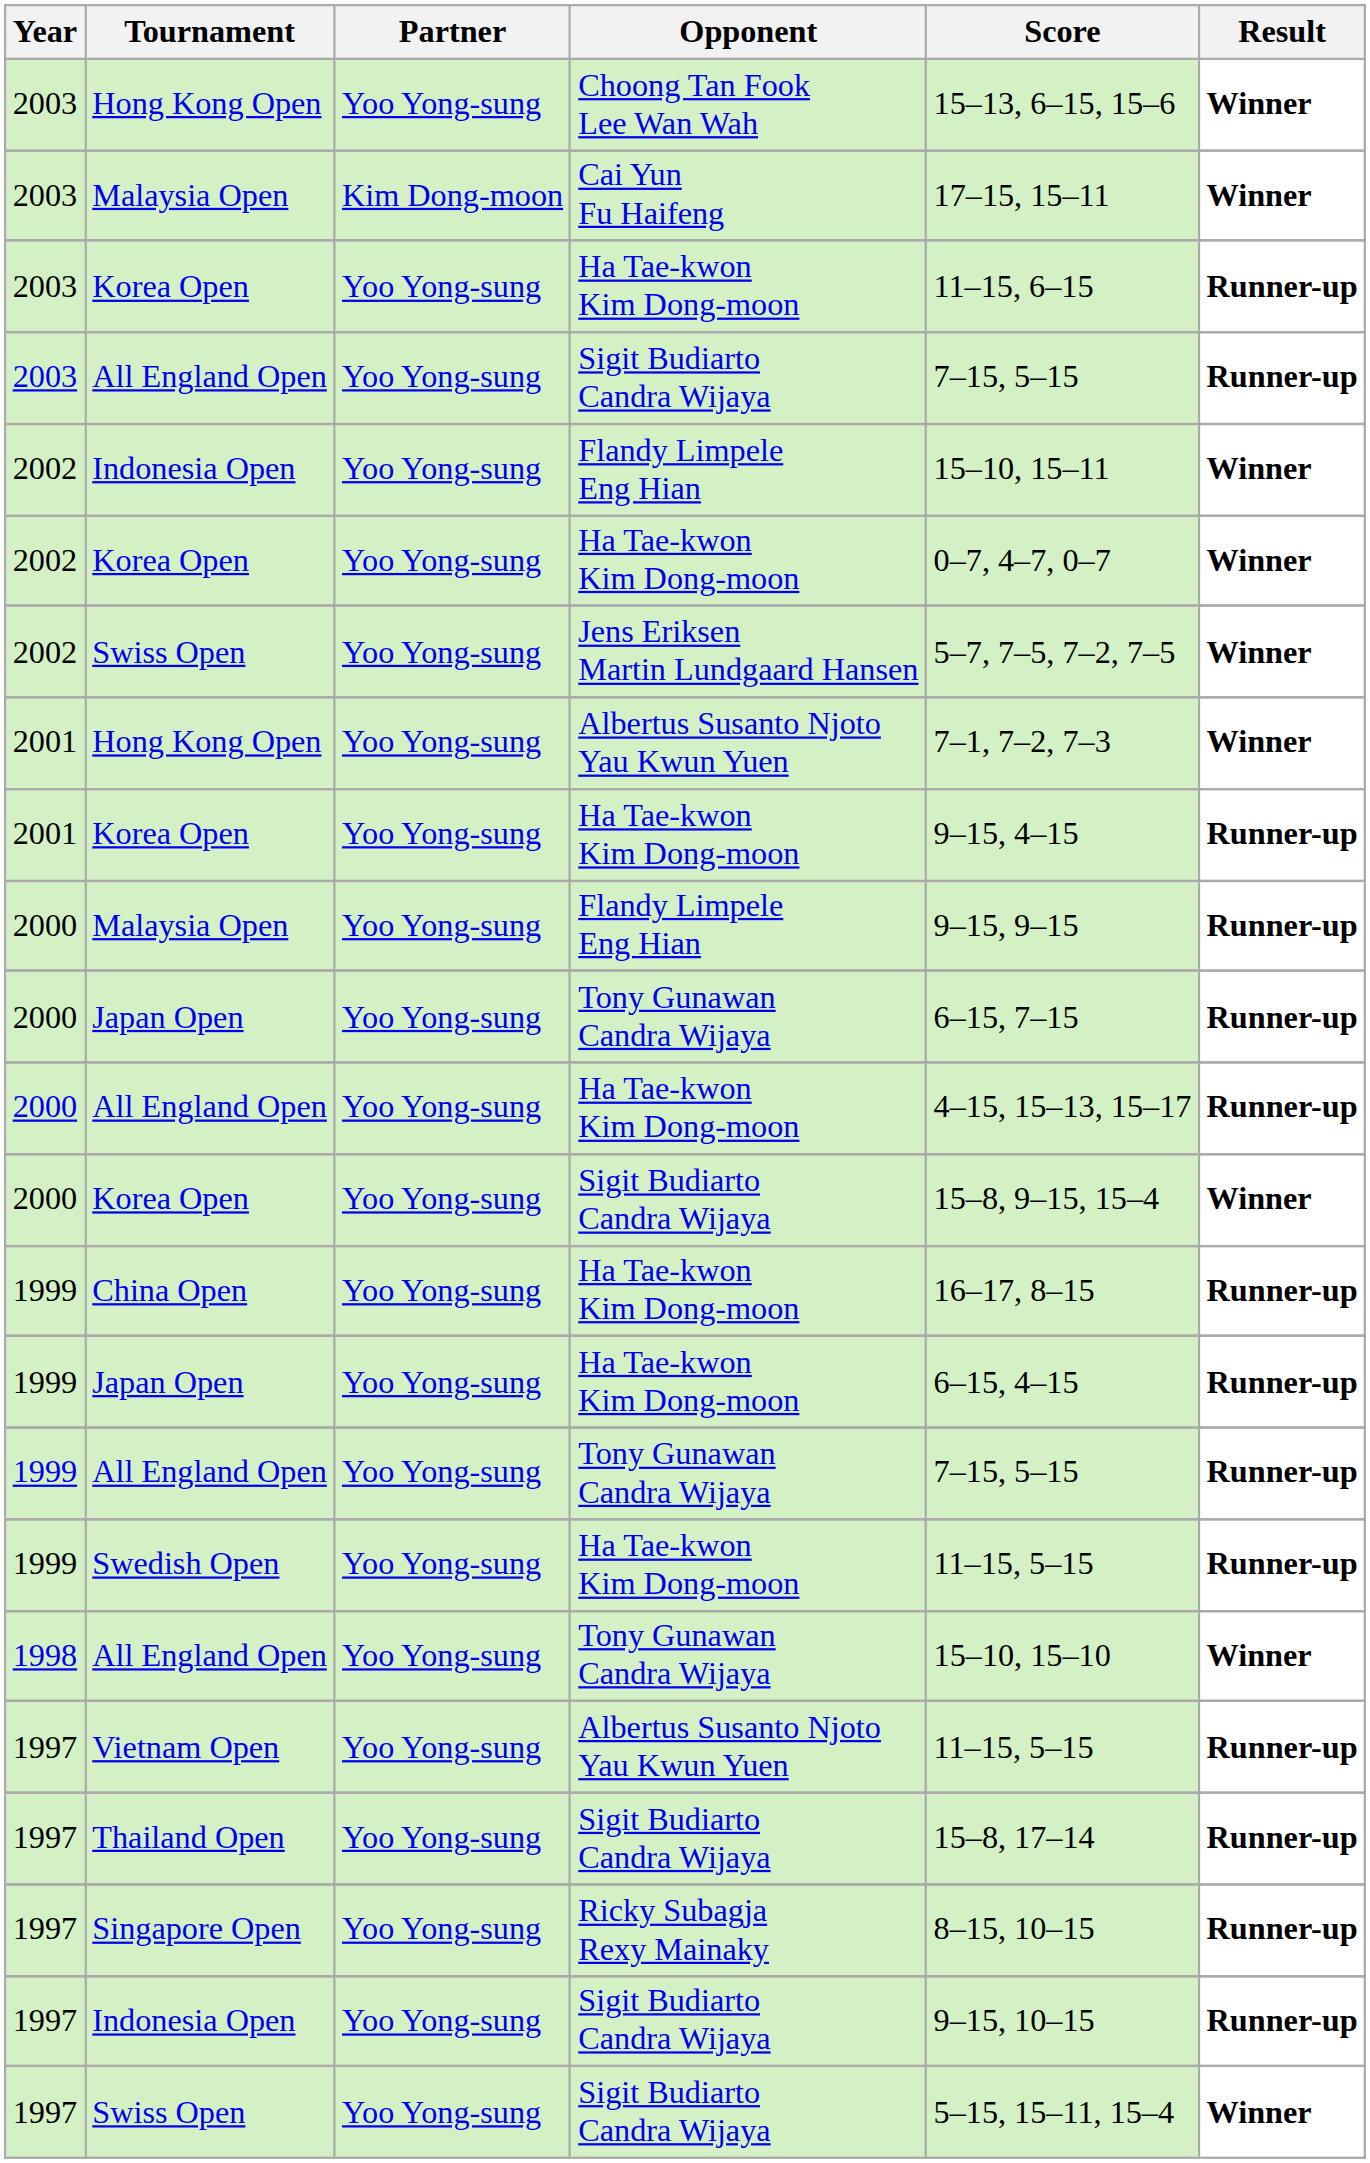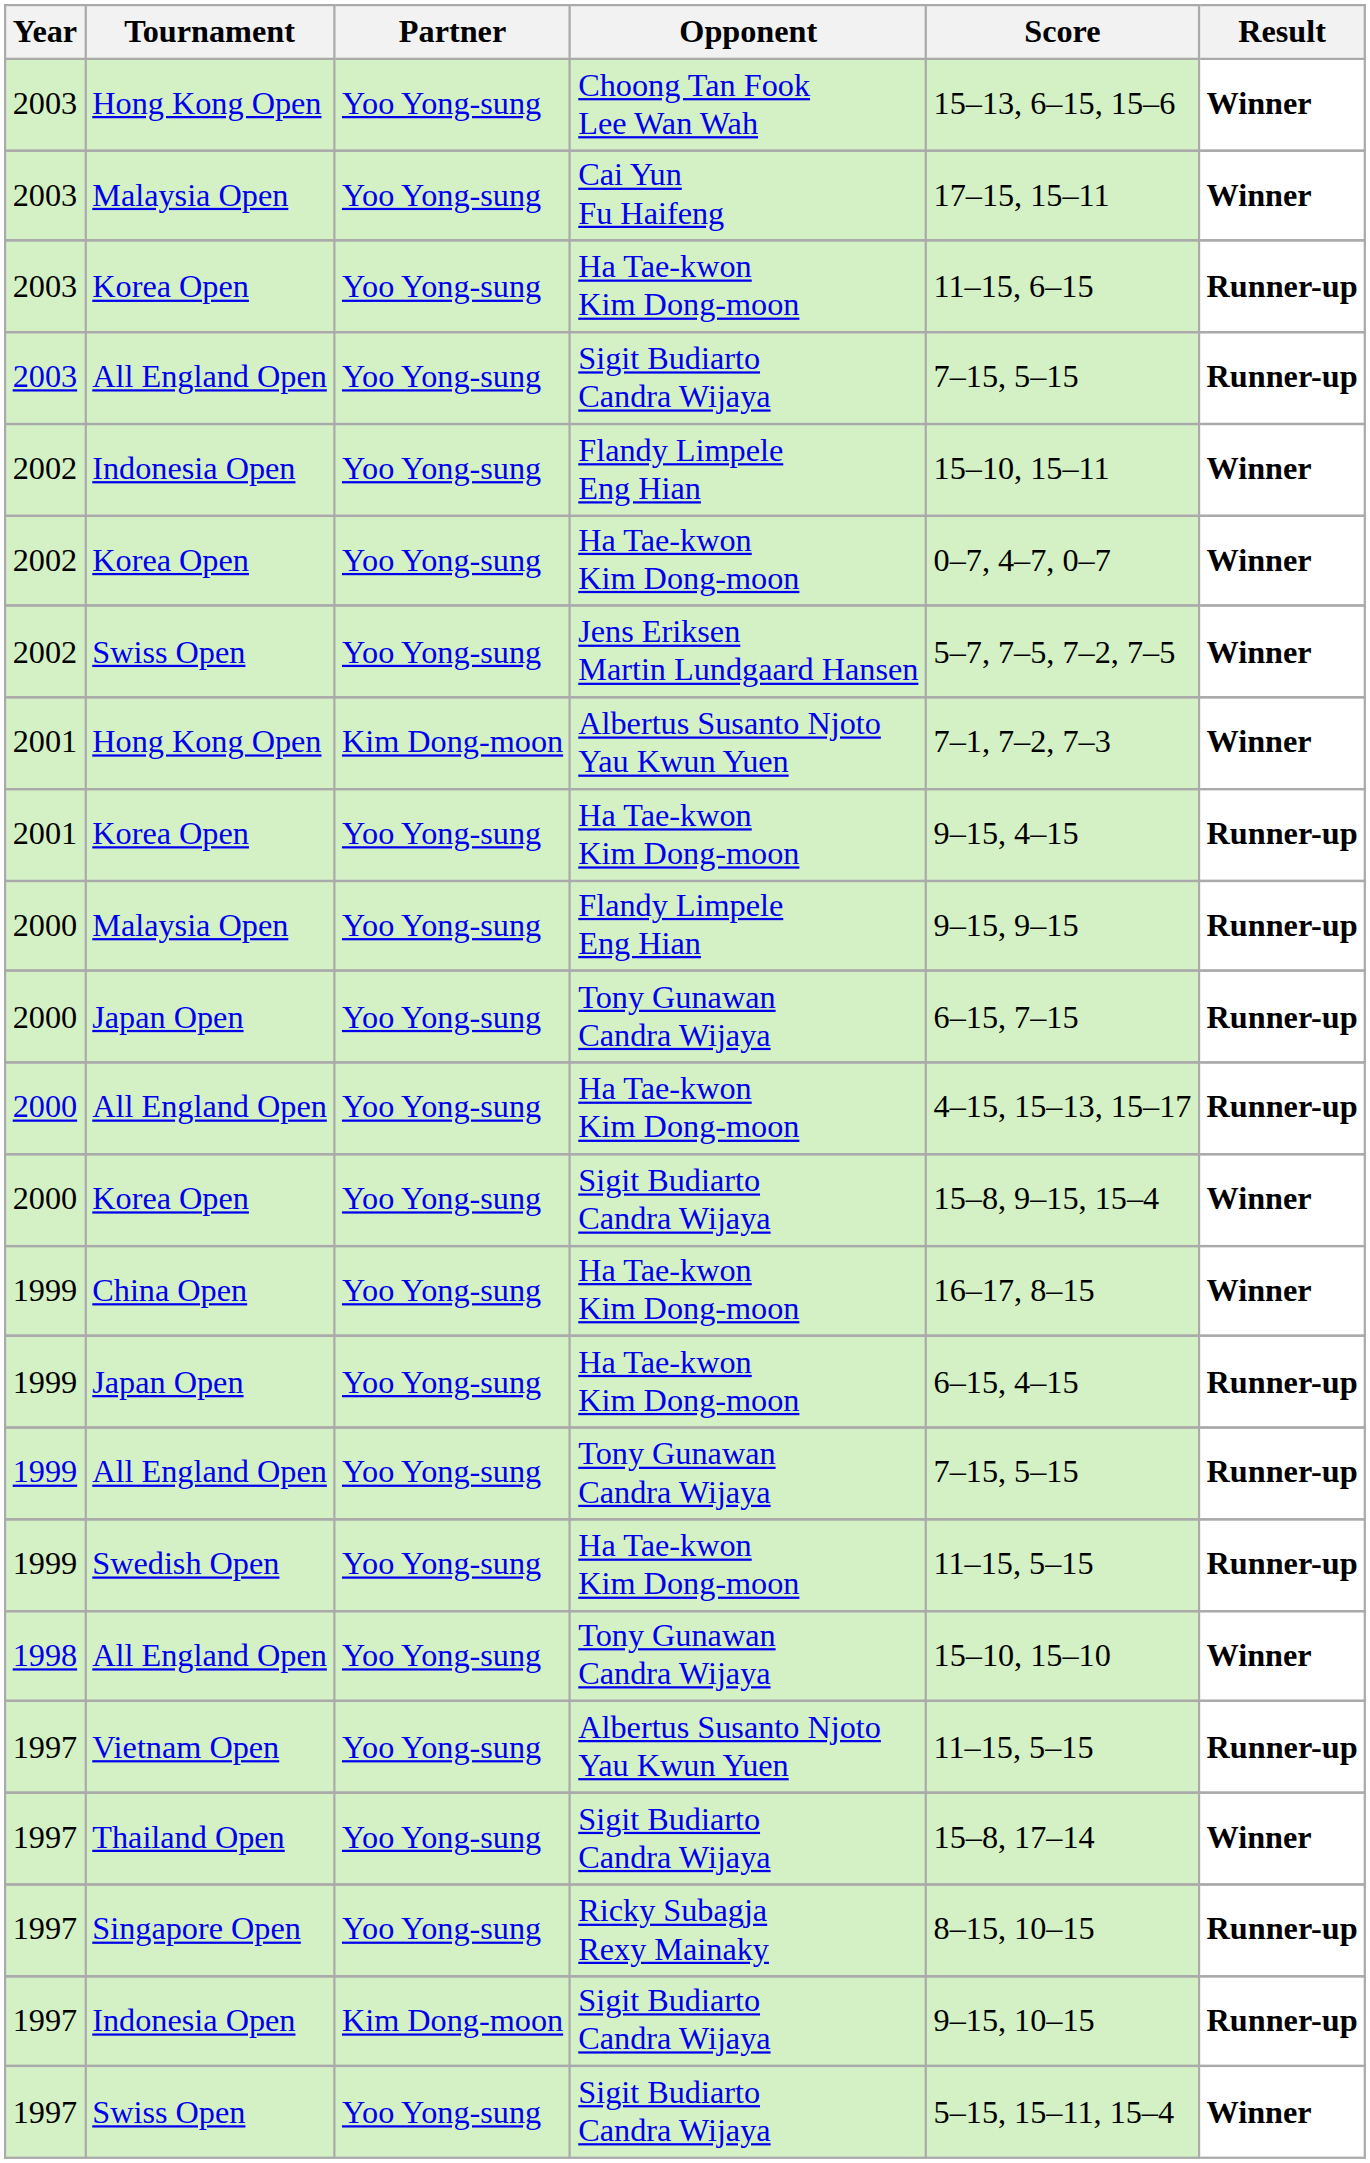(453, 195) Kim Dong-moon -> (442, 195) Yoo Yong-sung
(442, 742) Yoo Yong-sung -> (453, 742) Kim Dong-moon
(1282, 1290) Runner-up -> (1259, 1290) Winner
(1282, 1838) Runner-up -> (1259, 1838) Winner
(442, 2020) Yoo Yong-sung -> (453, 2020) Kim Dong-moon
